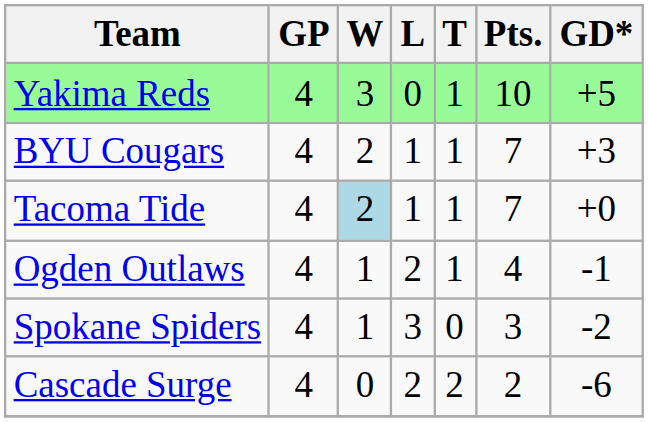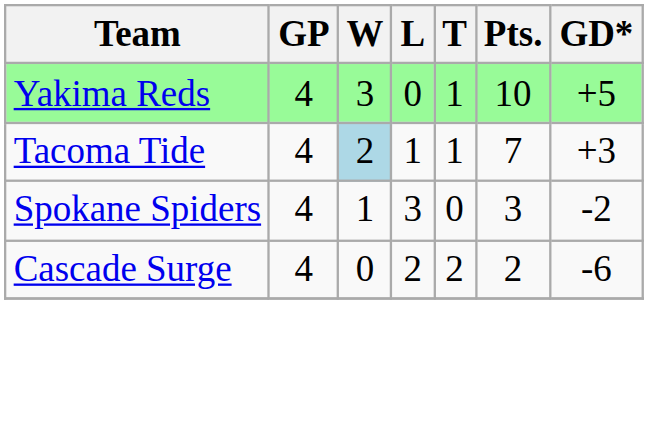- row: (119, 151)
(596, 209) +0 -> (596, 151) +3
- row: (129, 268)
